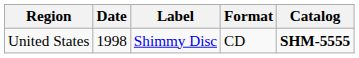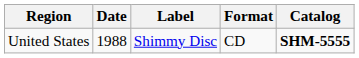(112, 40) 1998 -> (112, 40) 1988
